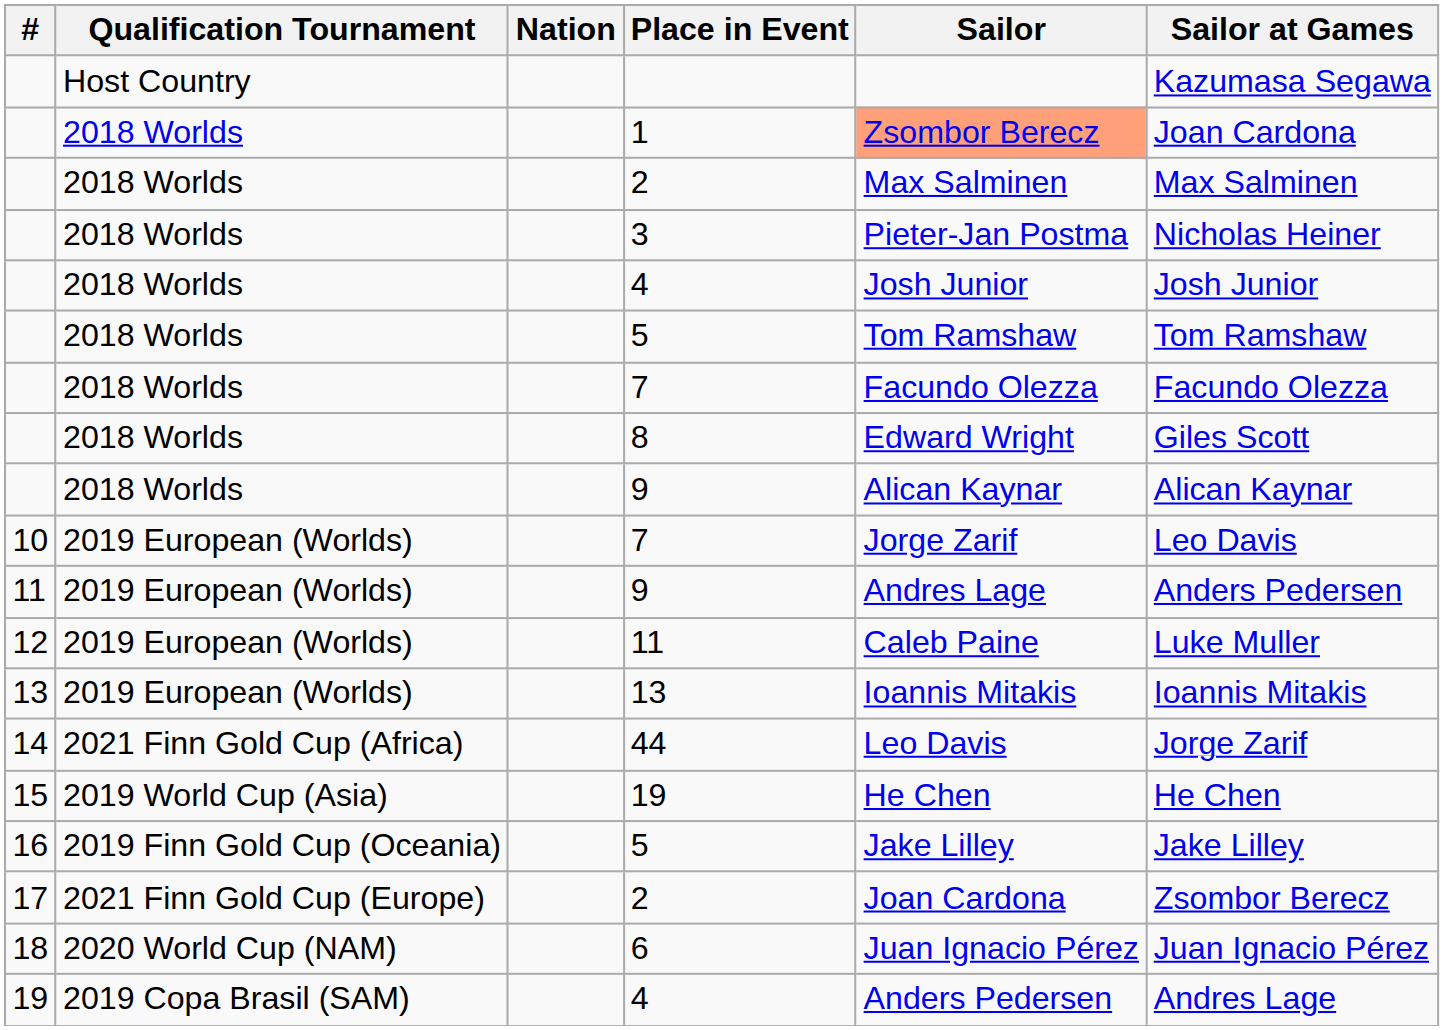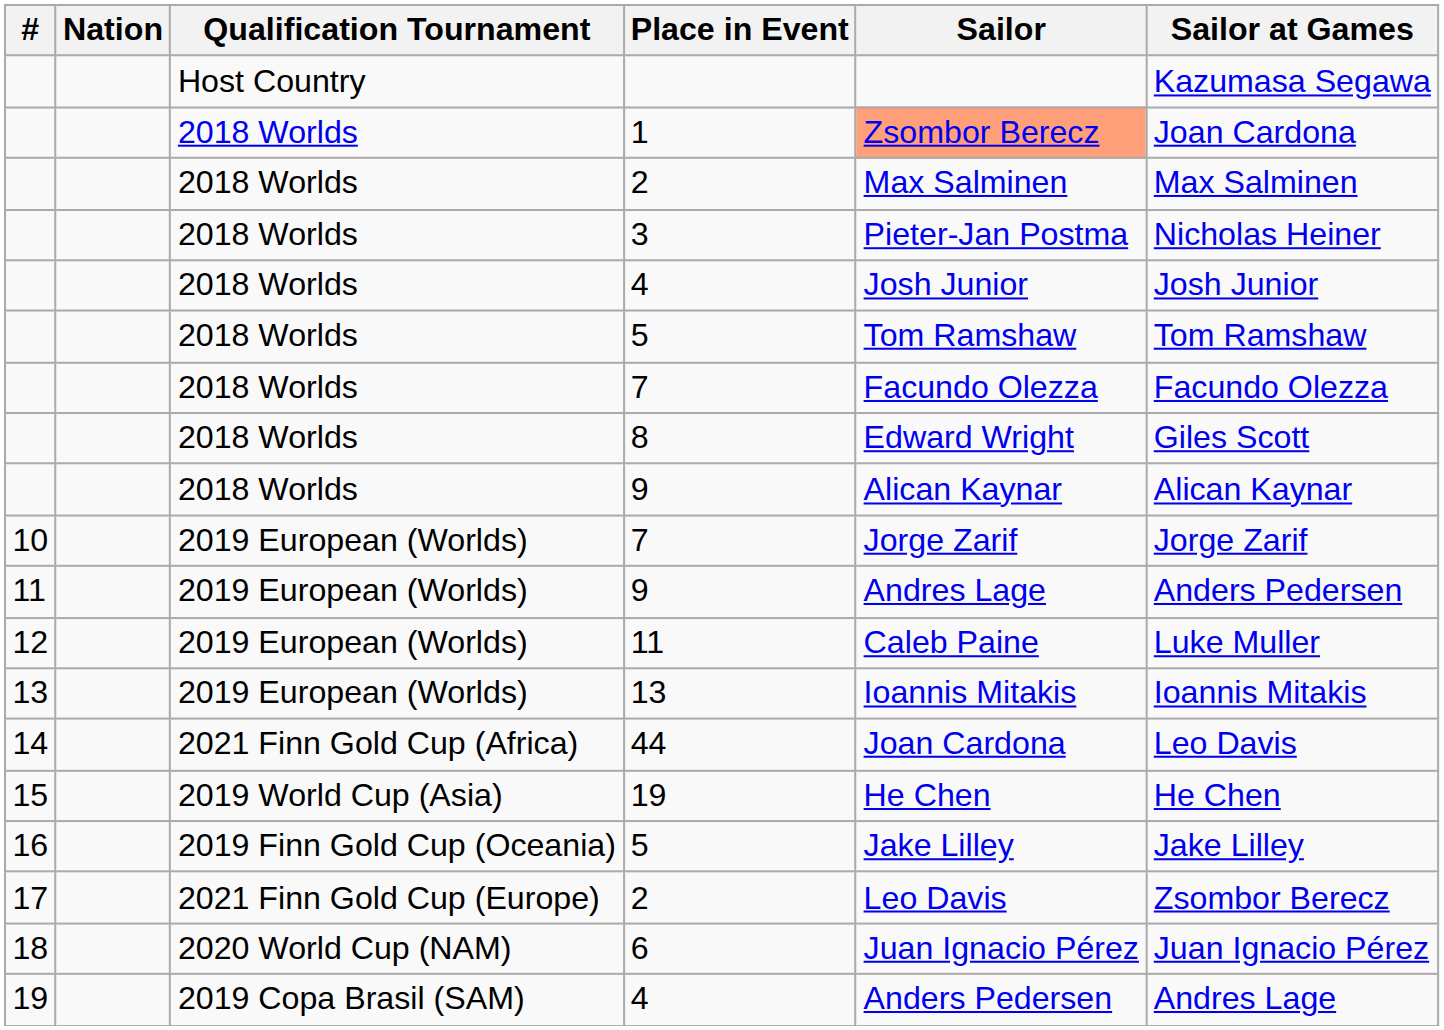columns swapped: (566, 30) <-> (282, 30)
(1225, 540) Leo Davis -> (1231, 540) Jorge Zarif
(935, 744) Leo Davis -> (965, 744) Joan Cardona
(1231, 744) Jorge Zarif -> (1225, 744) Leo Davis
(965, 897) Joan Cardona -> (935, 897) Leo Davis
